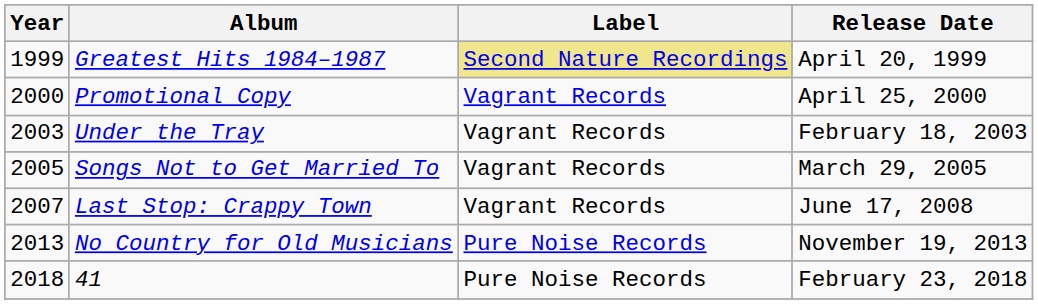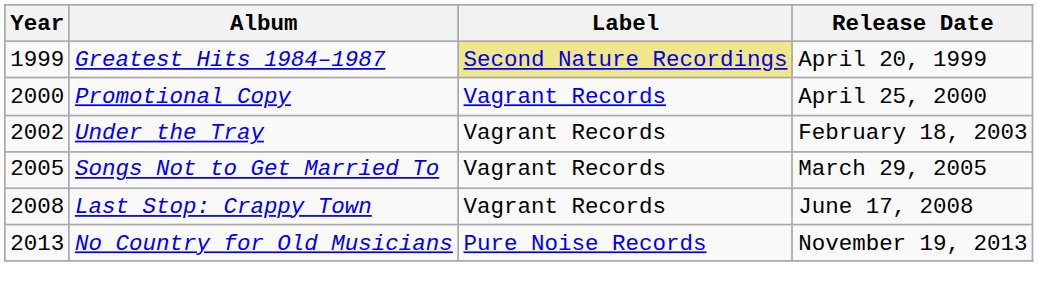(37, 133) 2003 -> (37, 133) 2002
(37, 206) 2007 -> (37, 206) 2008
- row: (88, 280)
